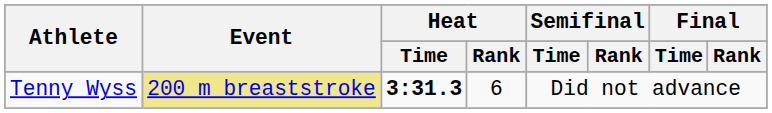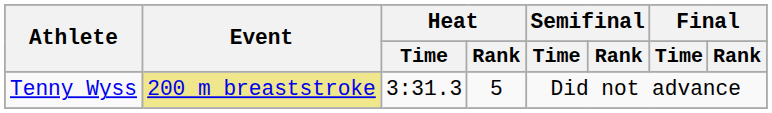(424, 90) bold -> (424, 90) normal
(496, 90) 6 -> (496, 90) 5
